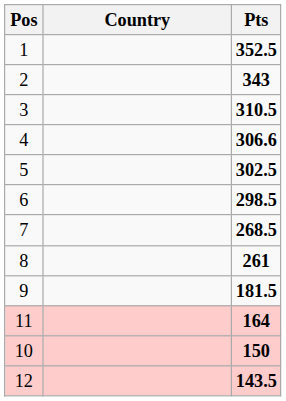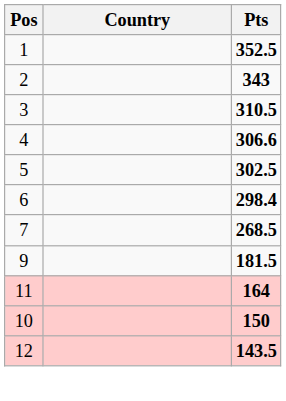(256, 200) 298.5 -> (256, 200) 298.4
- row: (24, 260)
